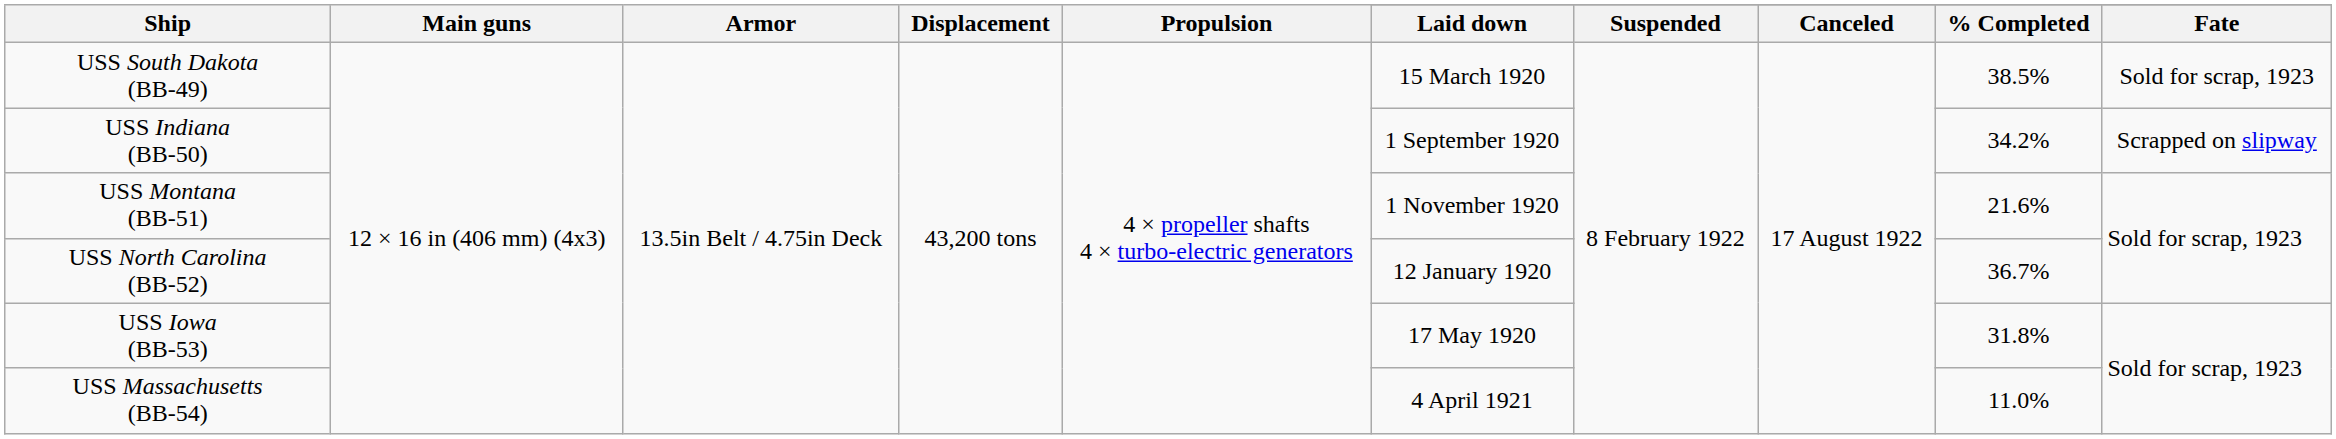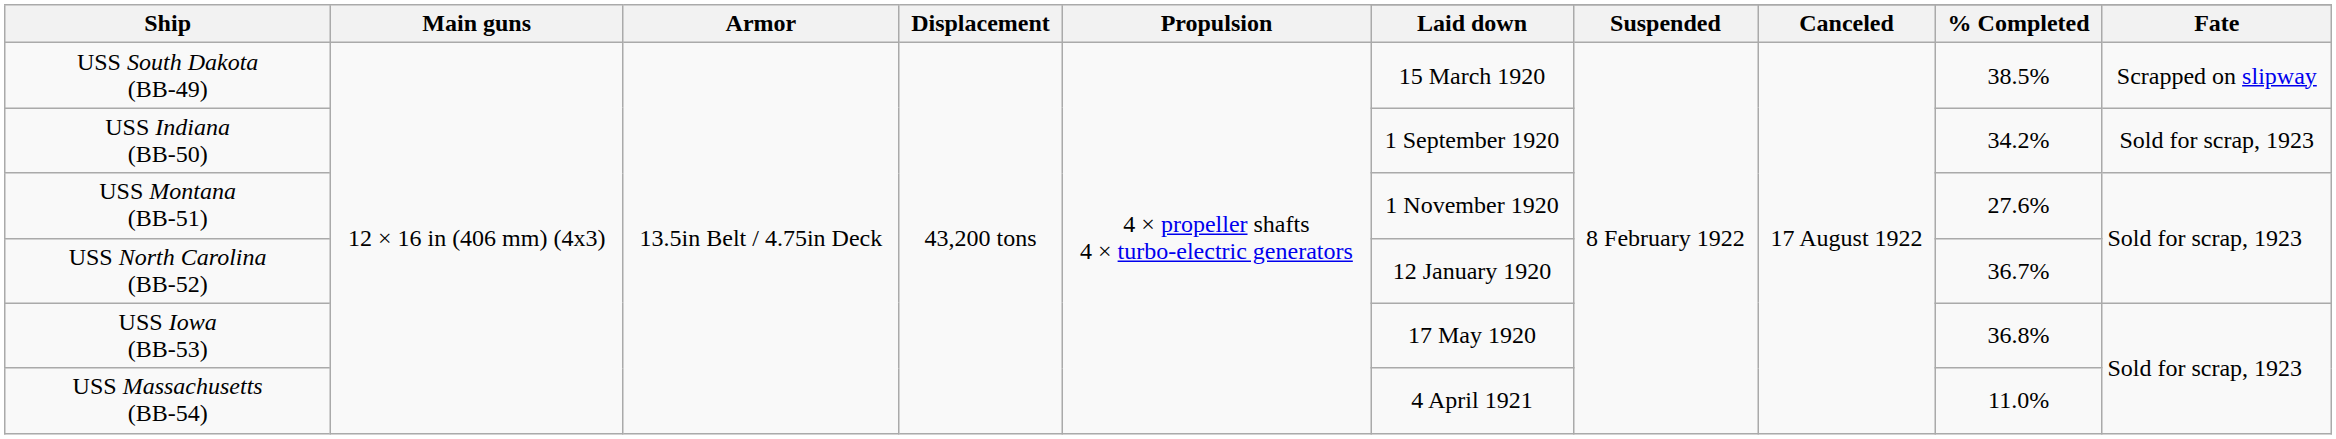(2217, 75) Sold for scrap, 1923 -> (2217, 75) Scrapped on slipway
(2217, 140) Scrapped on slipway -> (2217, 140) Sold for scrap, 1923
(2019, 205) 21.6% -> (2019, 205) 27.6%
(2019, 335) 31.8% -> (2019, 335) 36.8%
